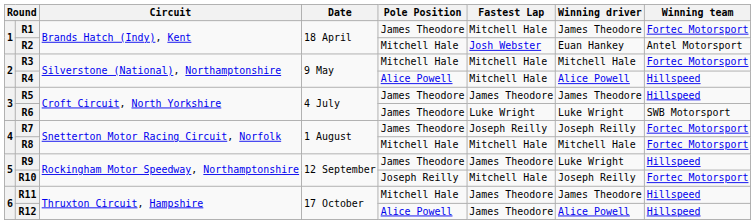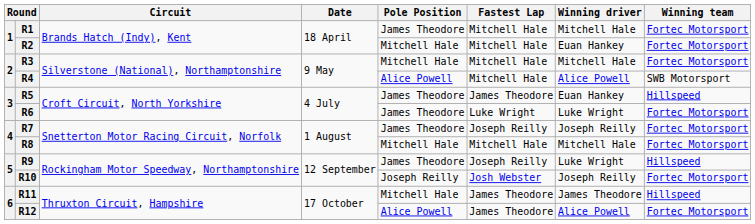(600, 29) James Theodore -> (597, 29) Mitchell Hale
(505, 46) Josh Webster -> (508, 46) Mitchell Hale
(695, 46) Antel Motorsport -> (698, 46) Fortec Motorsport
(674, 79) Hillspeed -> (689, 79) SWB Motorsport
(600, 96) James Theodore -> (591, 96) Euan Hankey
(689, 112) SWB Motorsport -> (698, 112) Fortec Motorsport
(511, 162) James Theodore -> (508, 162) Joseph Reilly
(508, 178) Mitchell Hale -> (505, 178) Josh Webster
(674, 212) Hillspeed -> (698, 212) Fortec Motorsport
